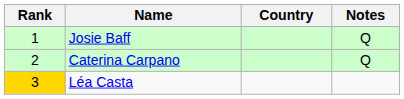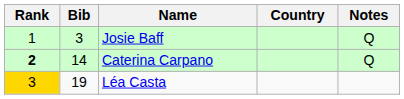+ column: (79, 15)
(35, 60) normal -> (32, 60) bold
